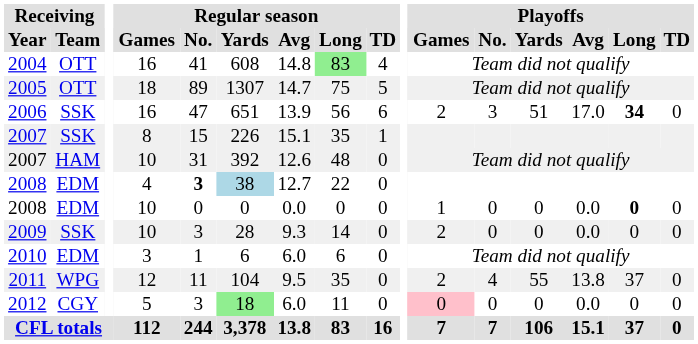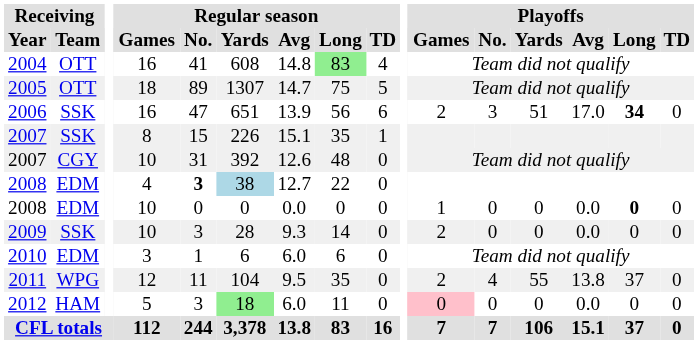(78, 159) HAM -> (78, 159) CGY
(78, 303) CGY -> (78, 303) HAM
